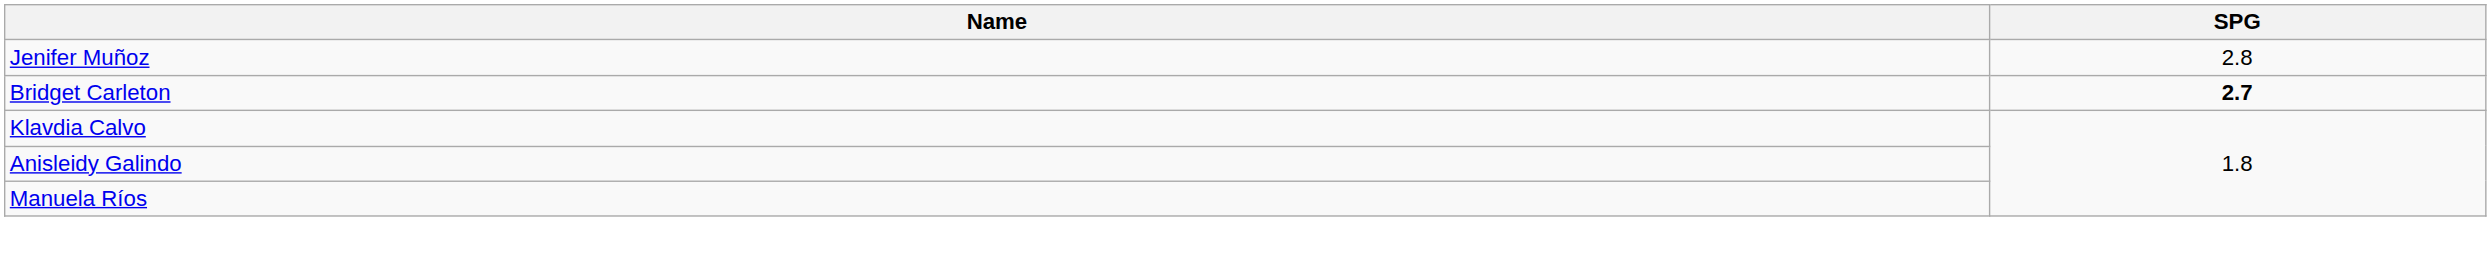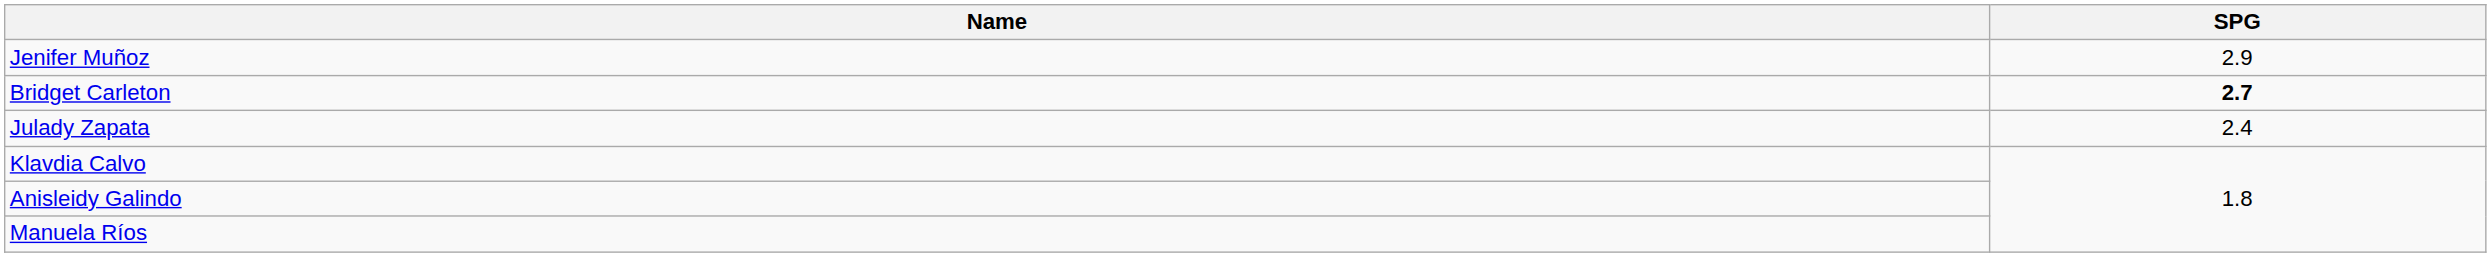(2237, 57) 2.8 -> (2237, 57) 2.9
+ row: (80, 127)
